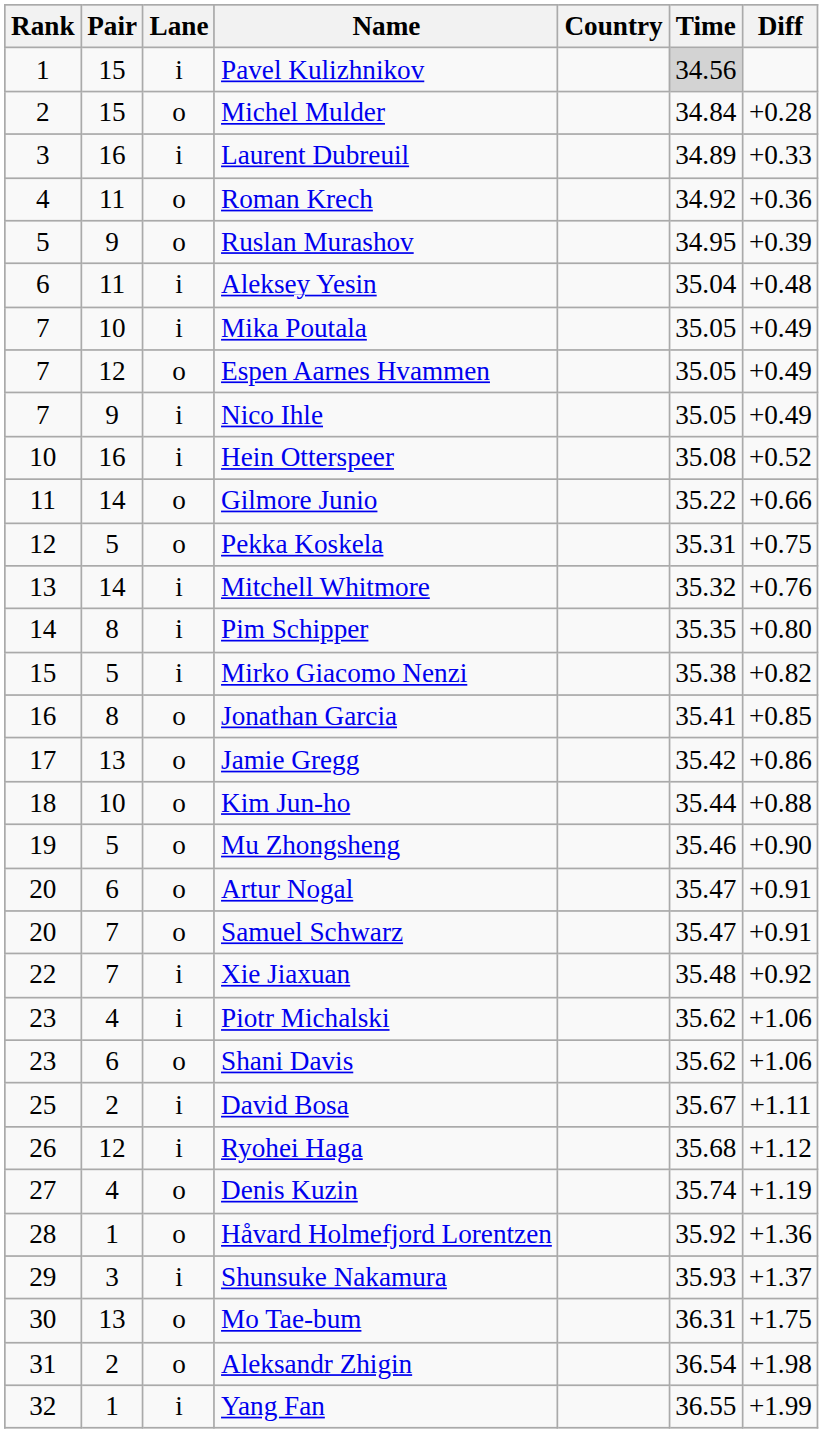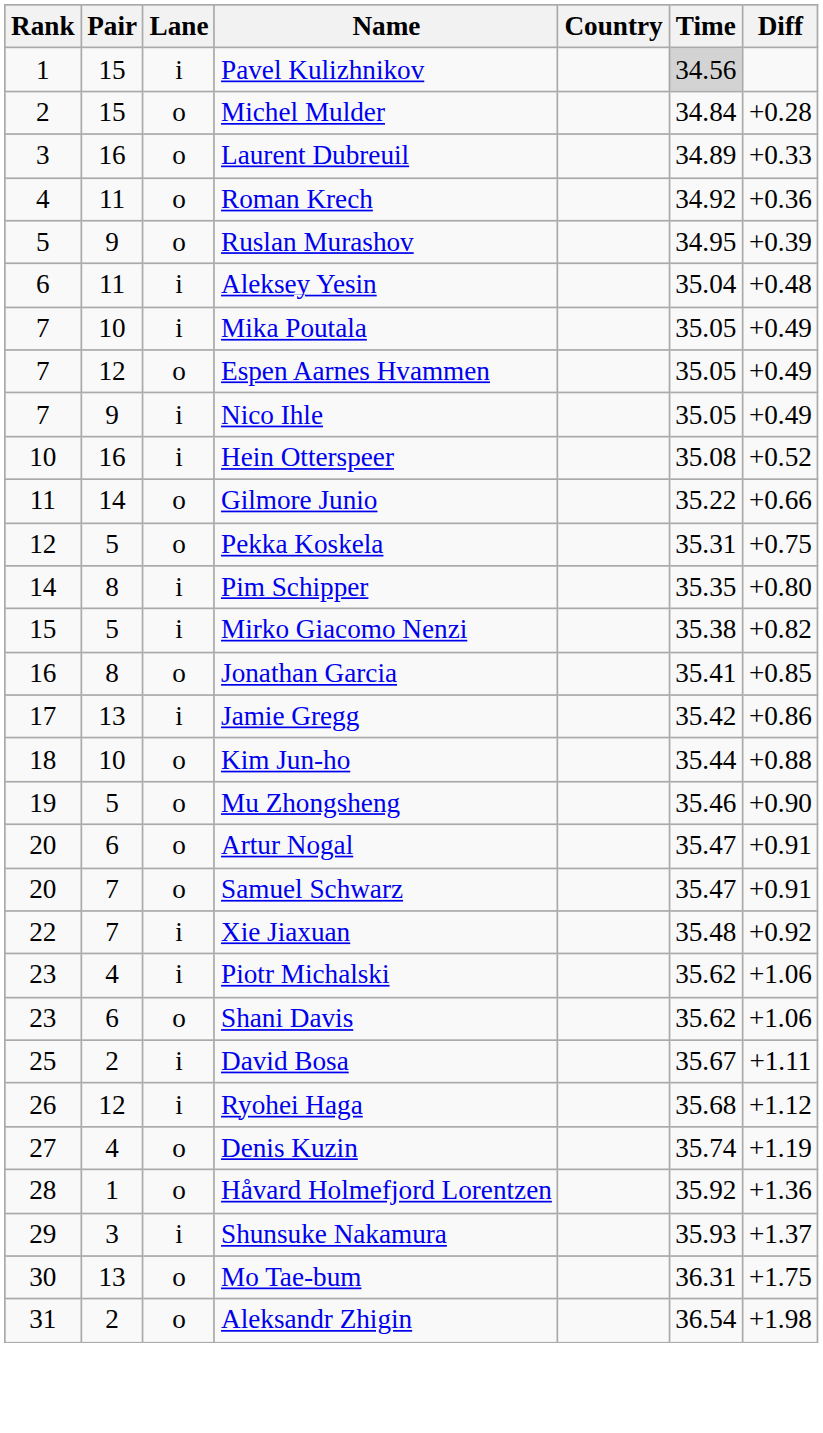(179, 155) i -> (179, 155) o
- row: (325, 586)
(179, 759) o -> (179, 716) i
- row: (273, 1406)
